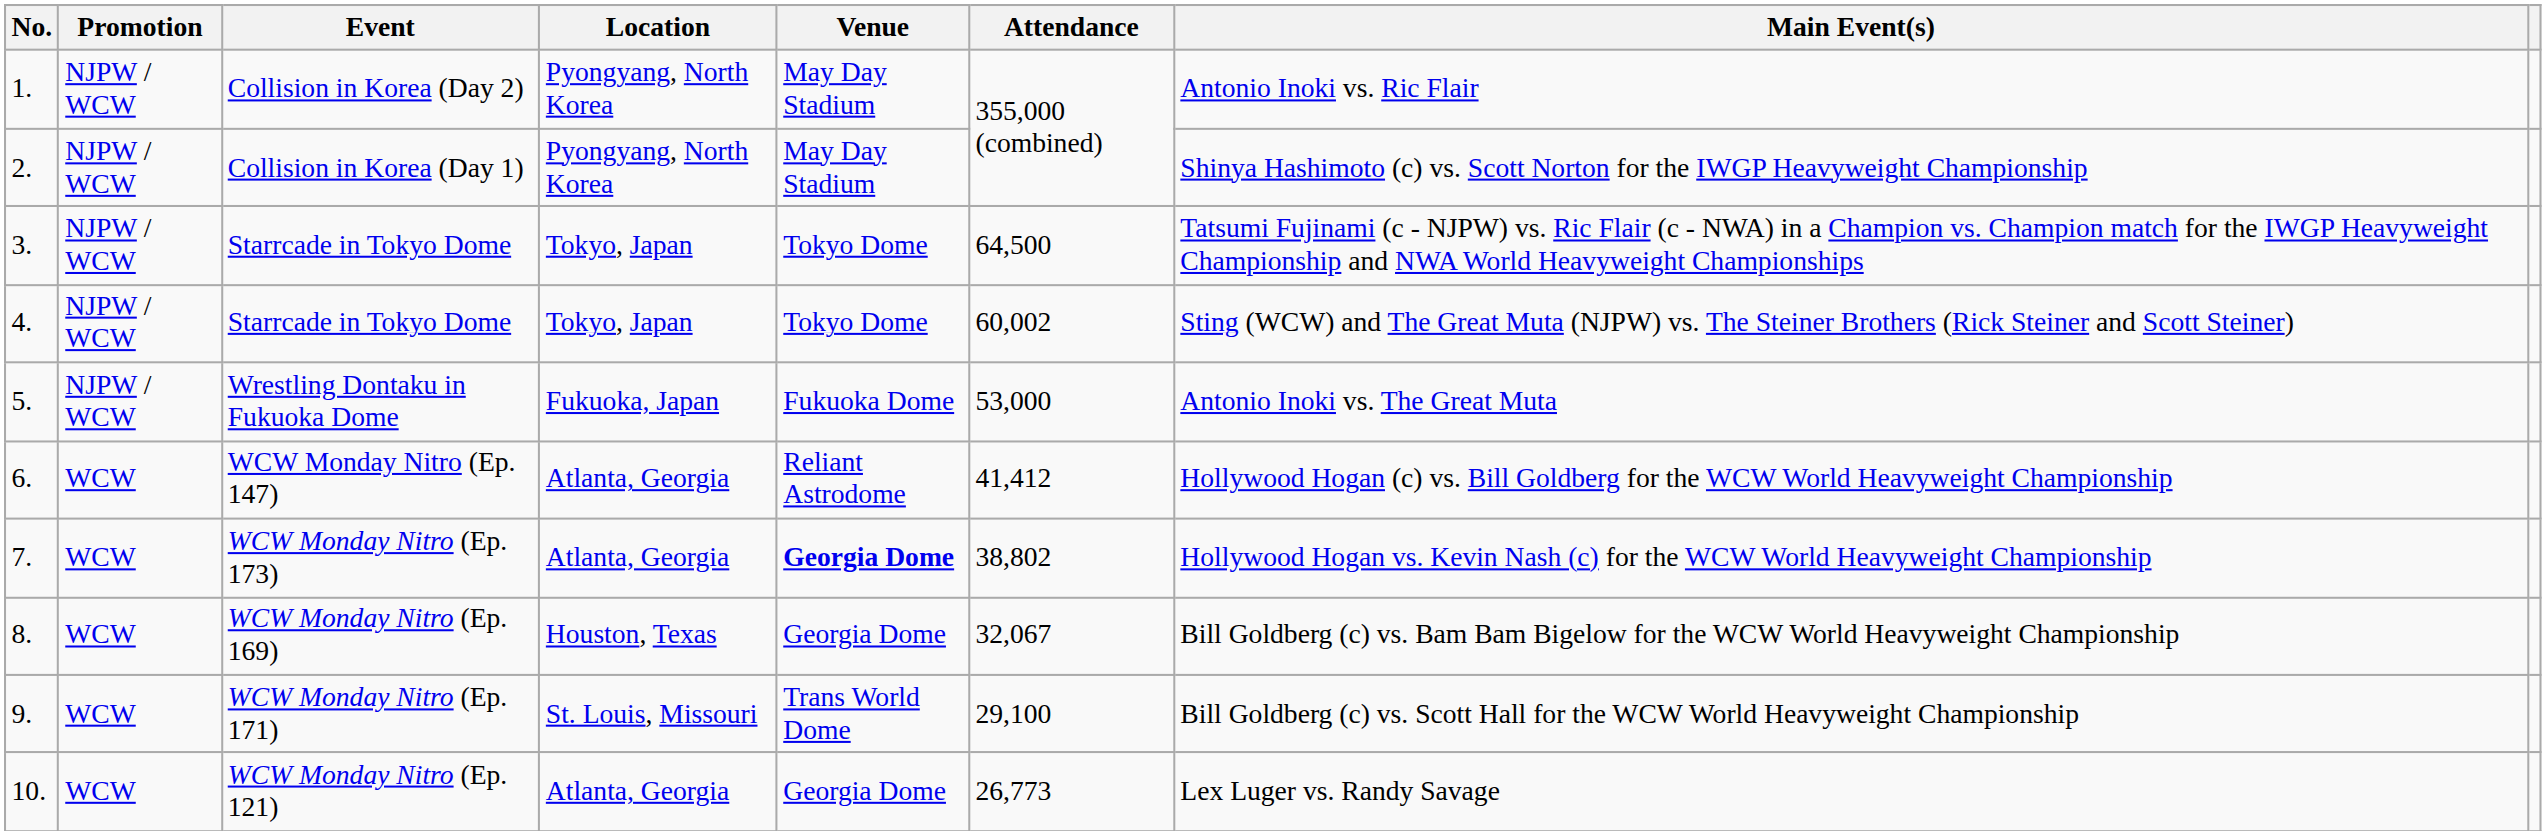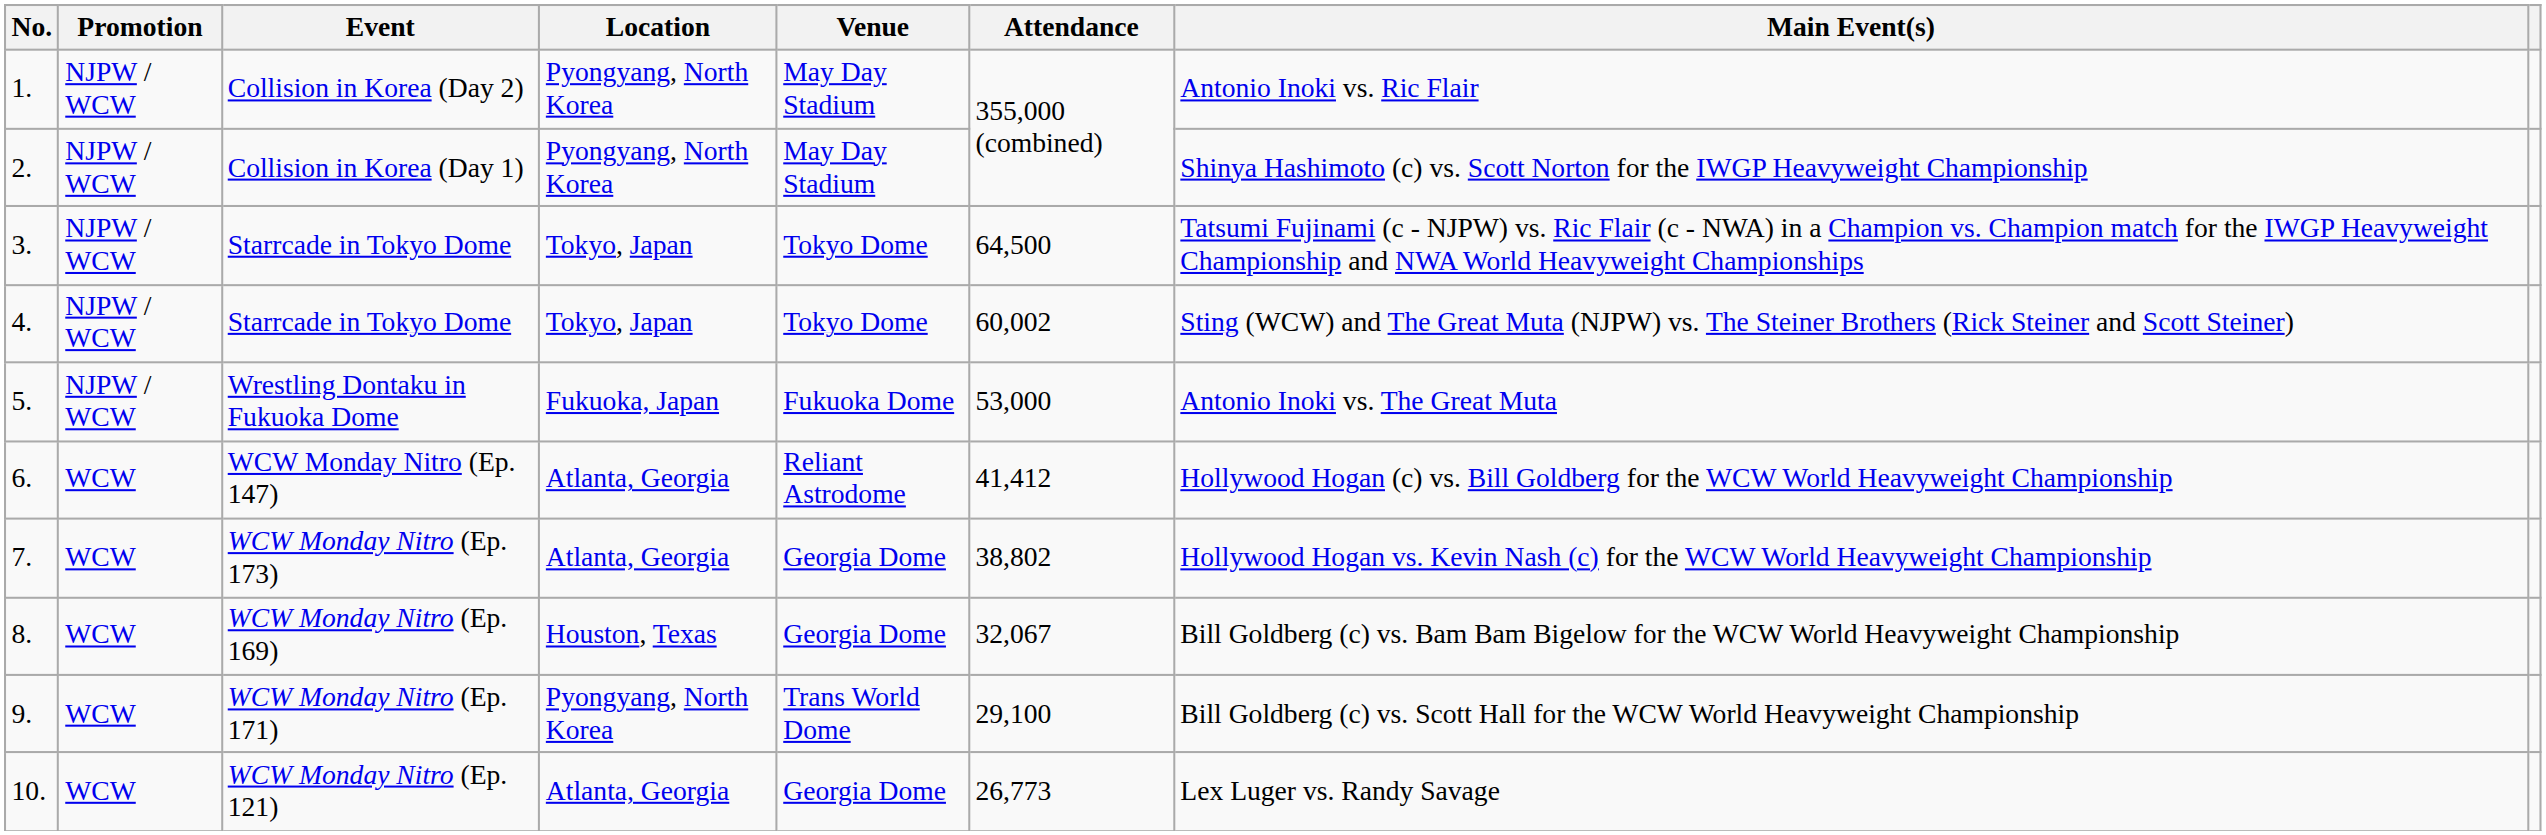(869, 556) bold -> (865, 556) normal
(652, 712) St. Louis, Missouri -> (647, 712) Pyongyang, North Korea
